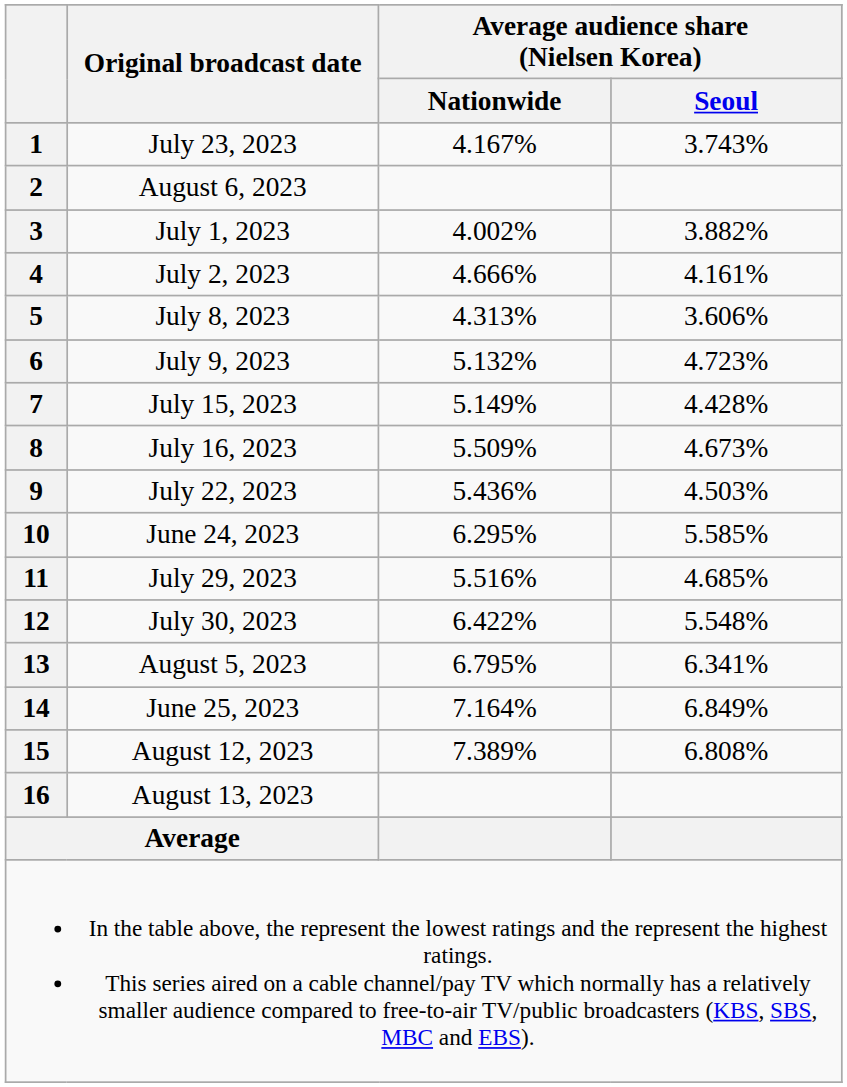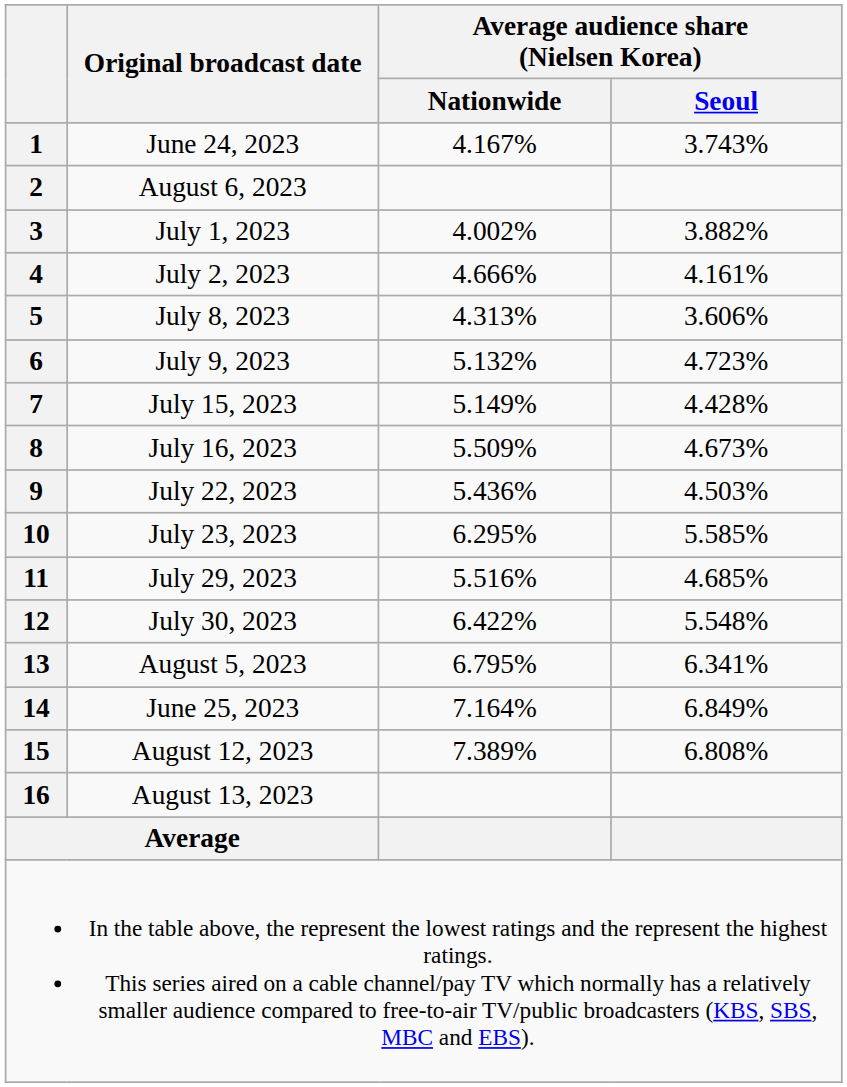(223, 143) July 23, 2023 -> (223, 143) June 24, 2023
(223, 534) June 24, 2023 -> (223, 534) July 23, 2023
